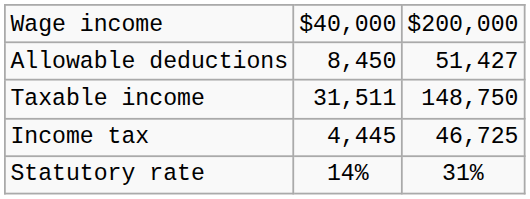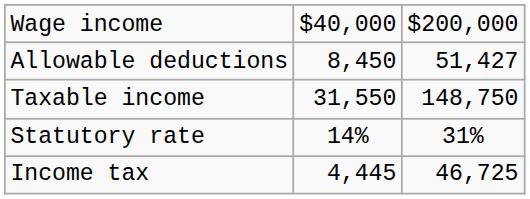(355, 99) 31,511 -> (355, 99) 31,550
rows swapped: (80, 137) <-> (108, 175)
